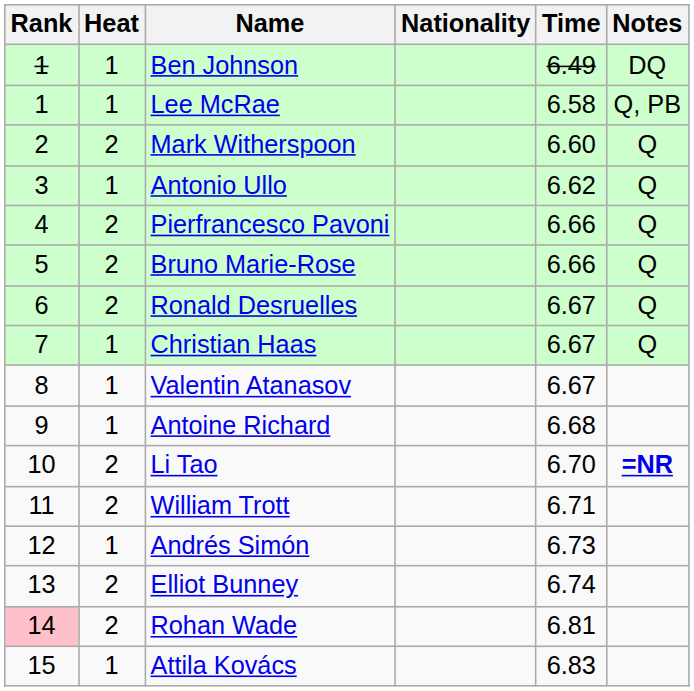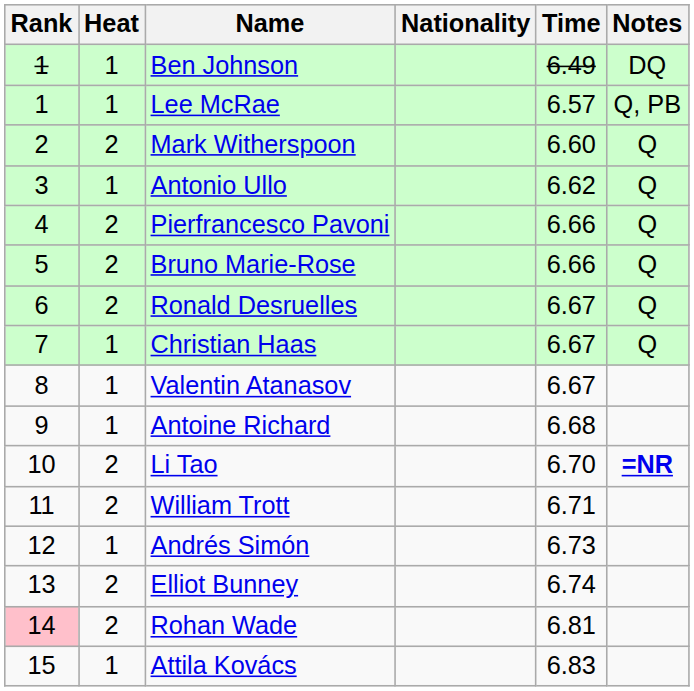(571, 104) 6.58 -> (571, 104) 6.57
